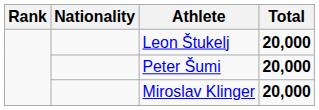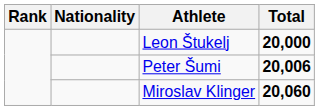(287, 67) 20,000 -> (287, 67) 20,006
(287, 92) 20,000 -> (287, 92) 20,060
